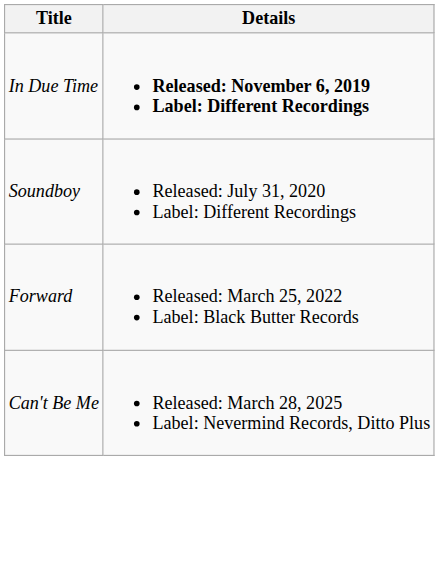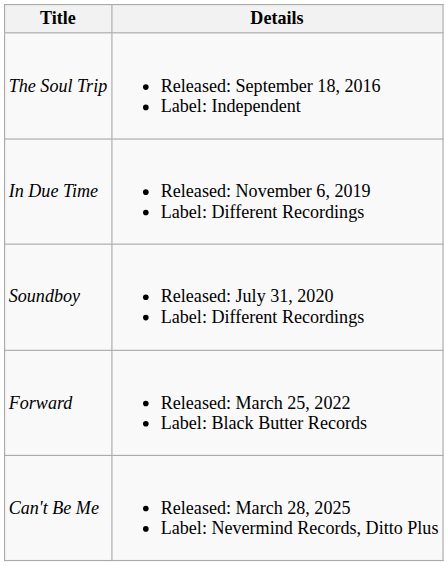+ row: (58, 85)
(269, 96) bold -> (277, 202) normal
